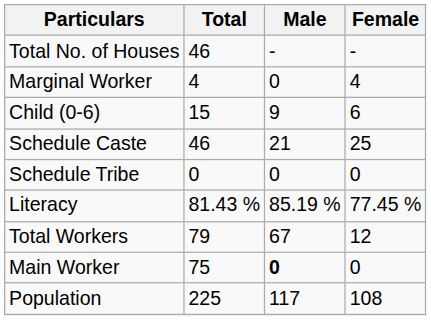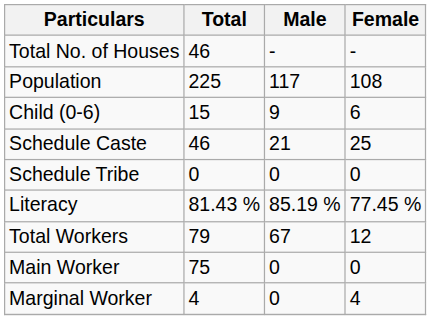rows swapped: (55, 298) <-> (81, 81)
(275, 267) bold -> (275, 267) normal
